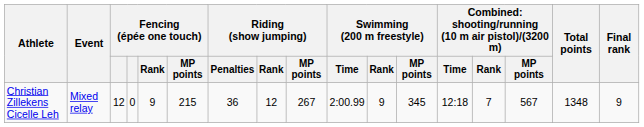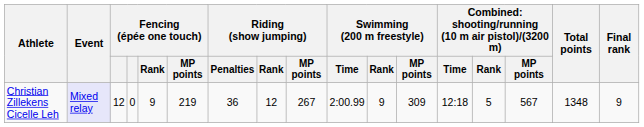(84, 103) no background -> (84, 103) lavender background
(188, 103) 215 -> (188, 103) 219
(417, 103) 345 -> (417, 103) 309
(489, 103) 7 -> (489, 103) 5
